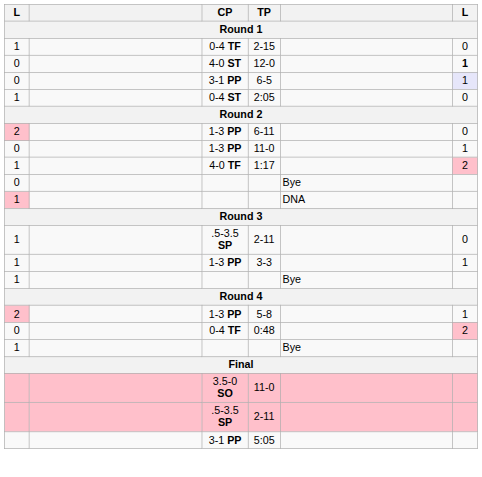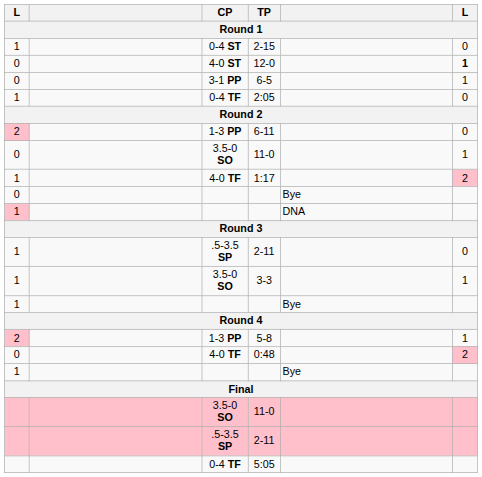(225, 47) 0-4 TF -> (225, 47) 0-4 ST
(465, 81) lavender background -> (465, 81) no background
(225, 98) 0-4 ST -> (225, 98) 0-4 TF
(225, 149) 1-3 PP -> (225, 155) 3.5-0 SO
(225, 263) 1-3 PP -> (225, 281) 3.5-0 SO
(225, 331) 0-4 TF -> (225, 355) 4-0 TF
(225, 440) 3-1 PP -> (225, 464) 0-4 TF
